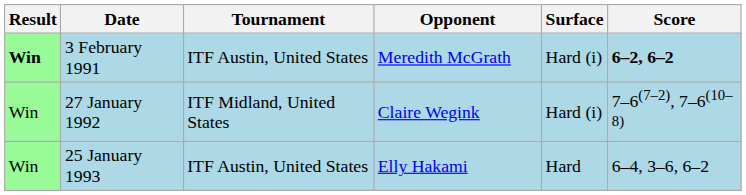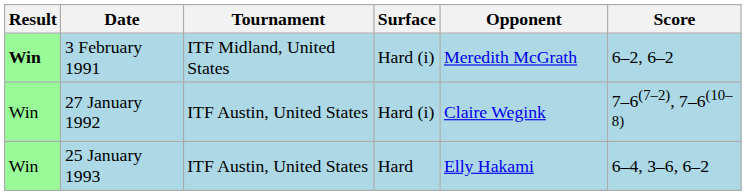columns swapped: (575, 18) <-> (458, 18)
(278, 57) ITF Austin, United States -> (261, 57) ITF Midland, United States
(643, 57) bold -> (643, 57) normal
(261, 111) ITF Midland, United States -> (278, 111) ITF Austin, United States
